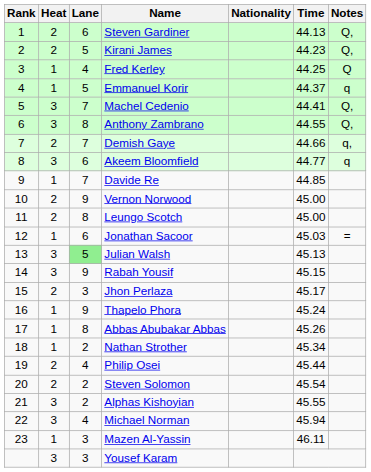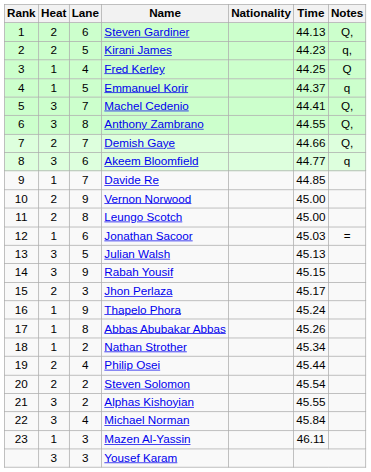(347, 50) Q, -> (347, 50) q,
(347, 143) q, -> (347, 143) Q,
(85, 254) lightgreen background -> (85, 254) no background
(311, 421) 45.94 -> (311, 421) 45.84
